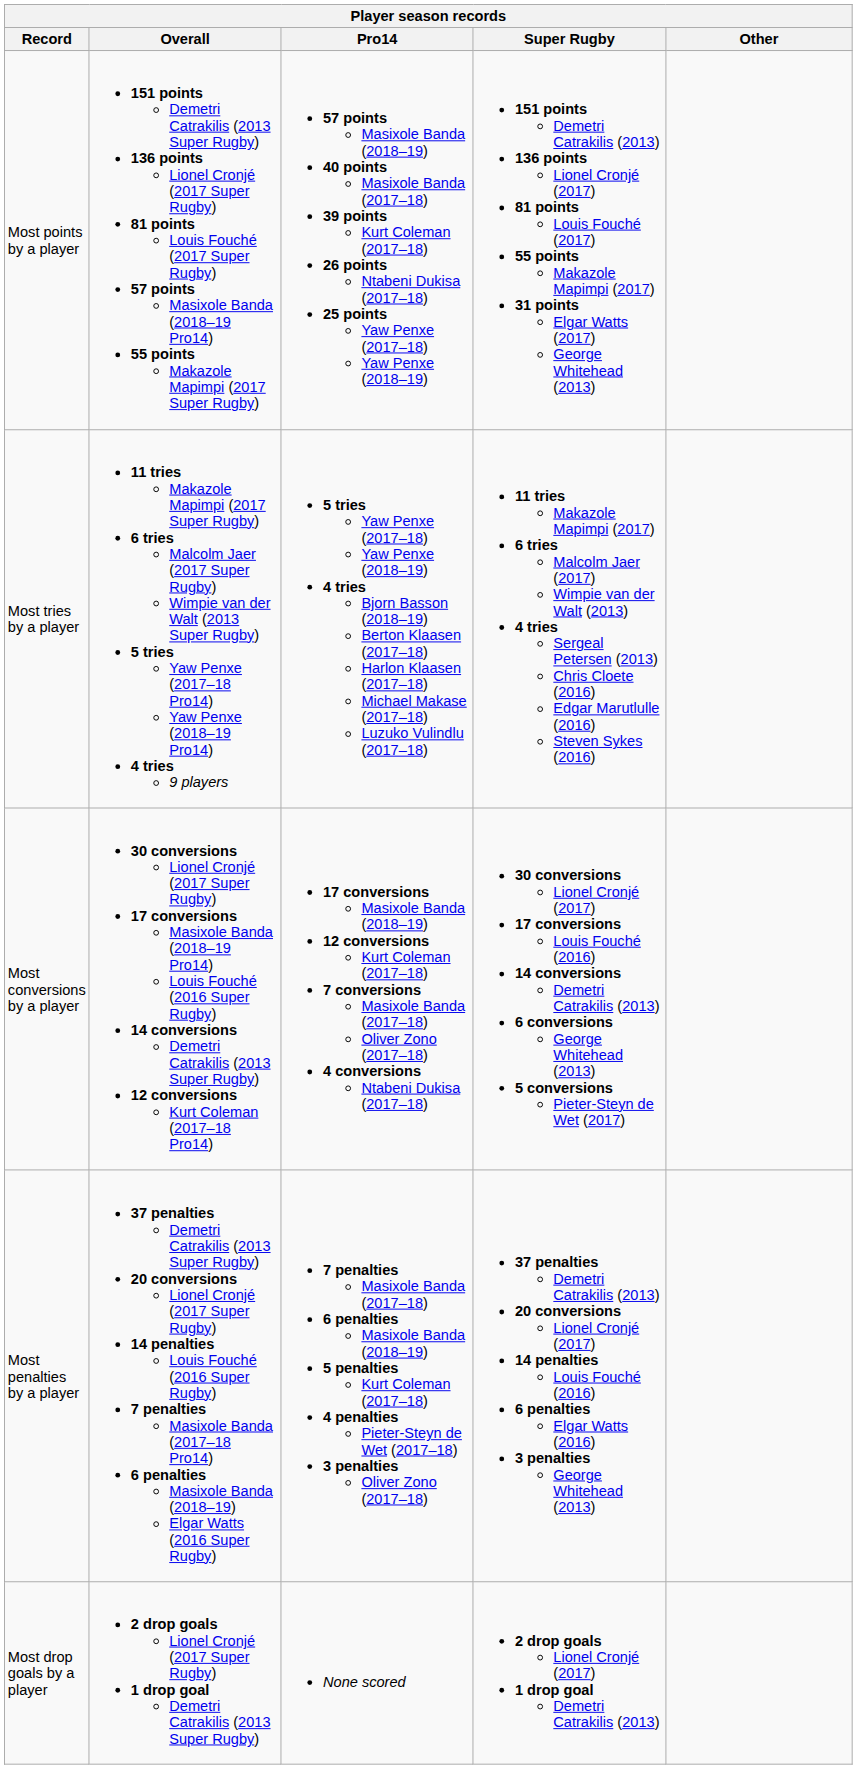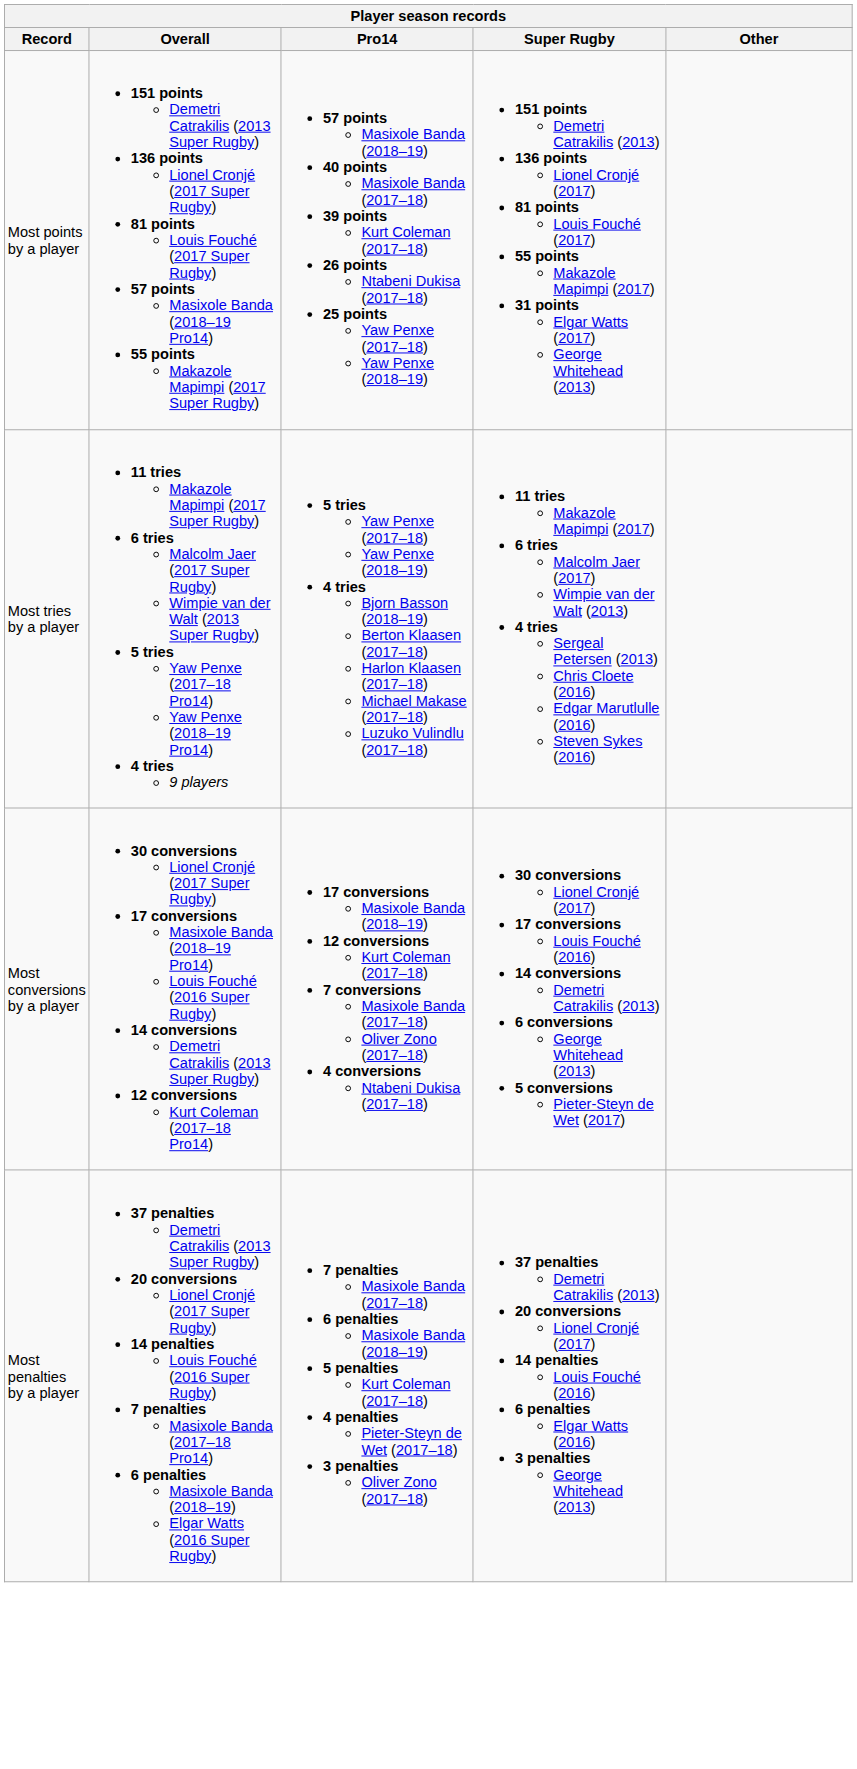- row: (41, 1673)
